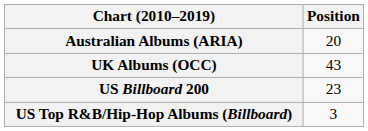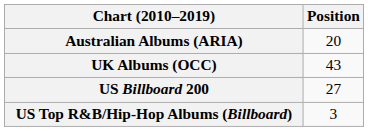(333, 89) 23 -> (333, 89) 27
